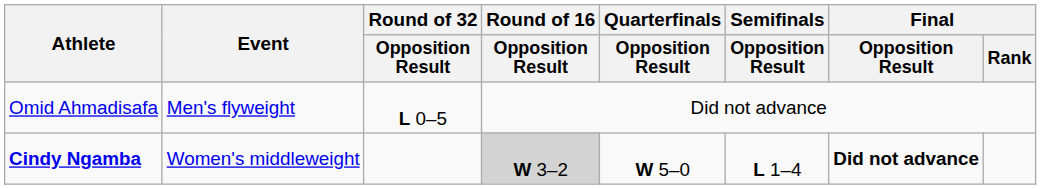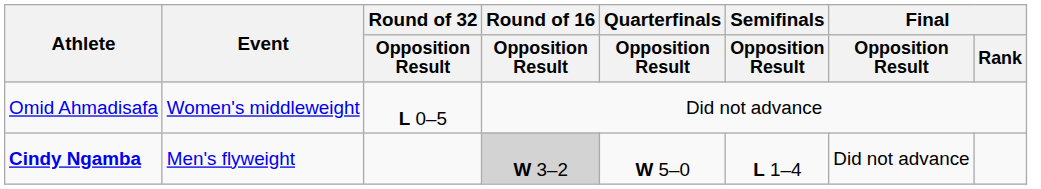(231, 108) Men's flyweight -> (263, 108) Women's middleweight
(263, 159) Women's middleweight -> (231, 159) Men's flyweight
(906, 159) bold -> (901, 159) normal
